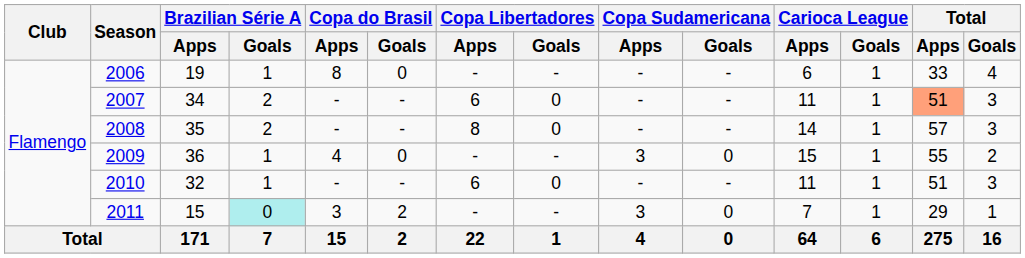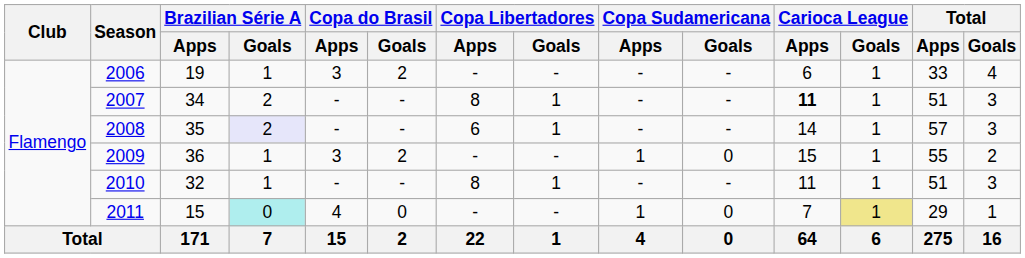(337, 73) 8 -> (337, 73) 3
(402, 73) 0 -> (402, 73) 2
(475, 101) 6 -> (475, 101) 8
(556, 101) 0 -> (556, 101) 1
(807, 101) normal -> (807, 101) bold
(938, 101) lightsalmon background -> (938, 101) no background
(267, 128) no background -> (267, 128) lavender background
(475, 128) 8 -> (475, 128) 6
(556, 128) 0 -> (556, 128) 1
(337, 156) 4 -> (337, 156) 3
(402, 156) 0 -> (402, 156) 2
(640, 156) 3 -> (640, 156) 1
(475, 184) 6 -> (475, 184) 8
(556, 184) 0 -> (556, 184) 1
(337, 211) 3 -> (337, 211) 4
(402, 211) 2 -> (402, 211) 0
(640, 211) 3 -> (640, 211) 1
(876, 211) no background -> (876, 211) khaki background
